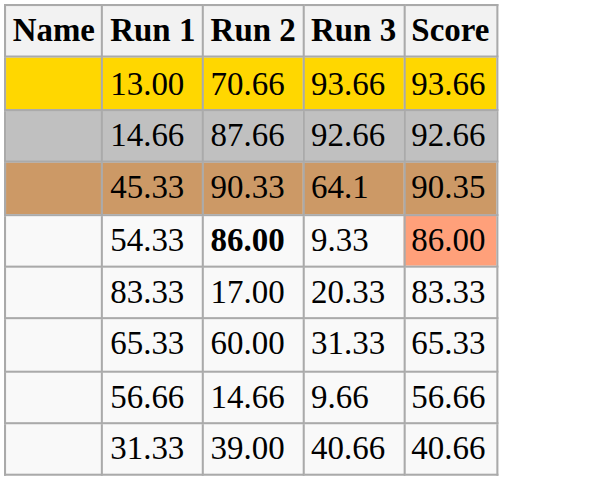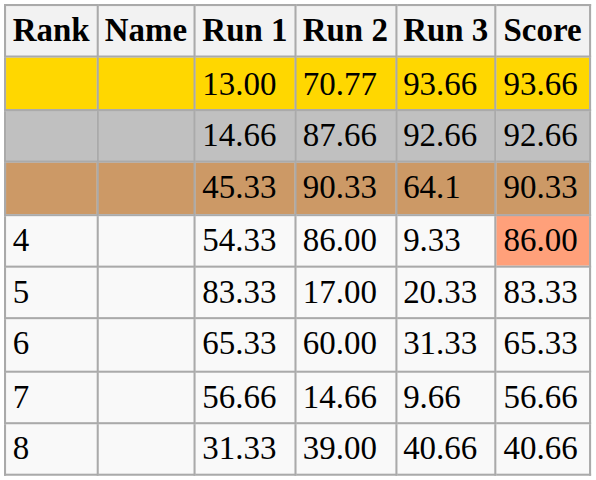+ column: (51, 30)
(248, 82) 70.66 -> (340, 82) 70.77
(448, 187) 90.35 -> (541, 187) 90.33
(248, 239) bold -> (340, 239) normal
